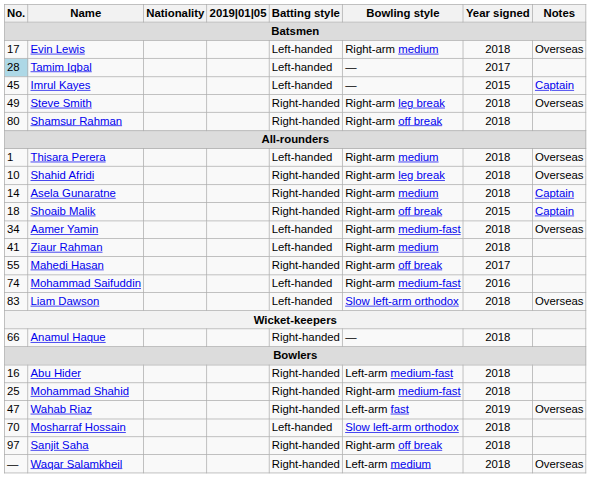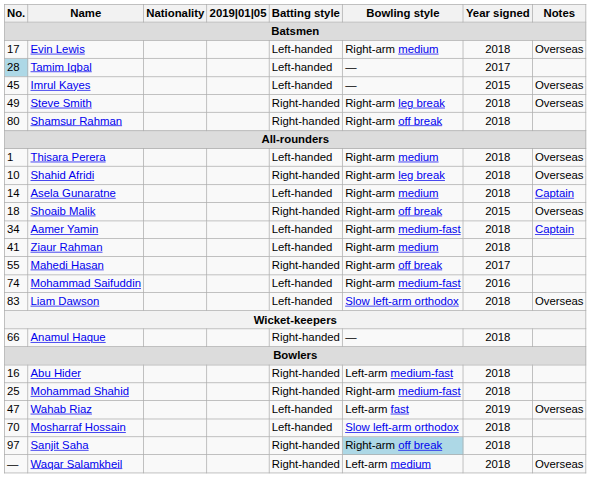(555, 85) Captain -> (559, 85) Overseas
(306, 193) Right-handed -> (302, 193) Left-handed
(555, 211) Captain -> (559, 211) Overseas
(559, 229) Overseas -> (555, 229) Captain
(306, 409) Right-handed -> (302, 409) Left-handed
(394, 445) no background -> (394, 445) lightblue background
